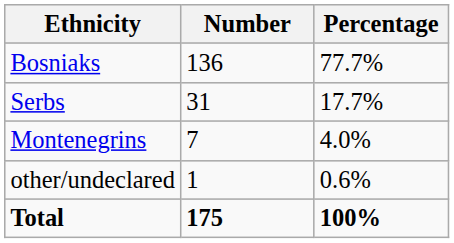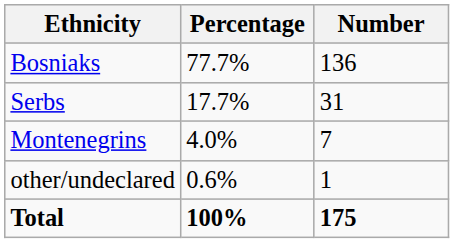columns swapped: (247, 23) <-> (381, 23)
